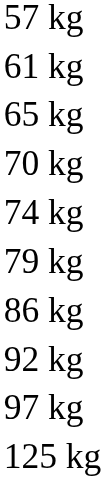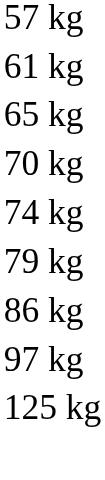- row: (44, 358)
